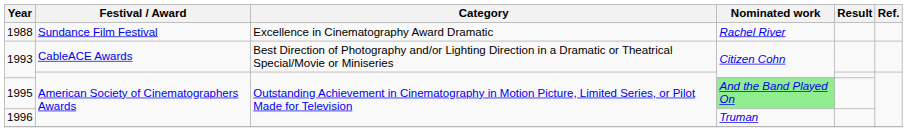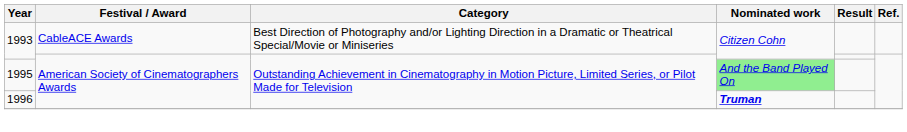- row: (20, 31)
(739, 117) normal -> (740, 99) bold
